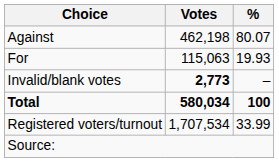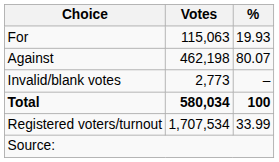rows swapped: (18, 59) <-> (31, 37)
(212, 80) bold -> (212, 80) normal
